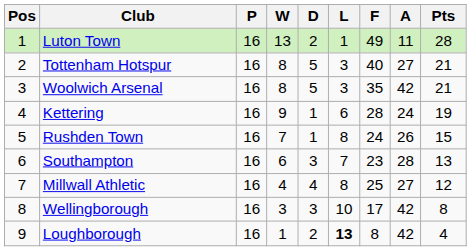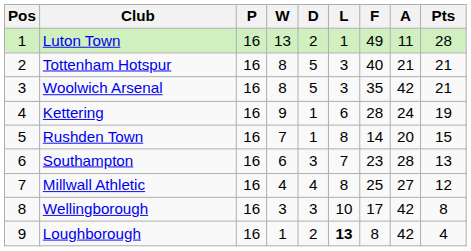(406, 64) 27 -> (406, 64) 21
(375, 137) 24 -> (375, 137) 14
(406, 137) 26 -> (406, 137) 20
